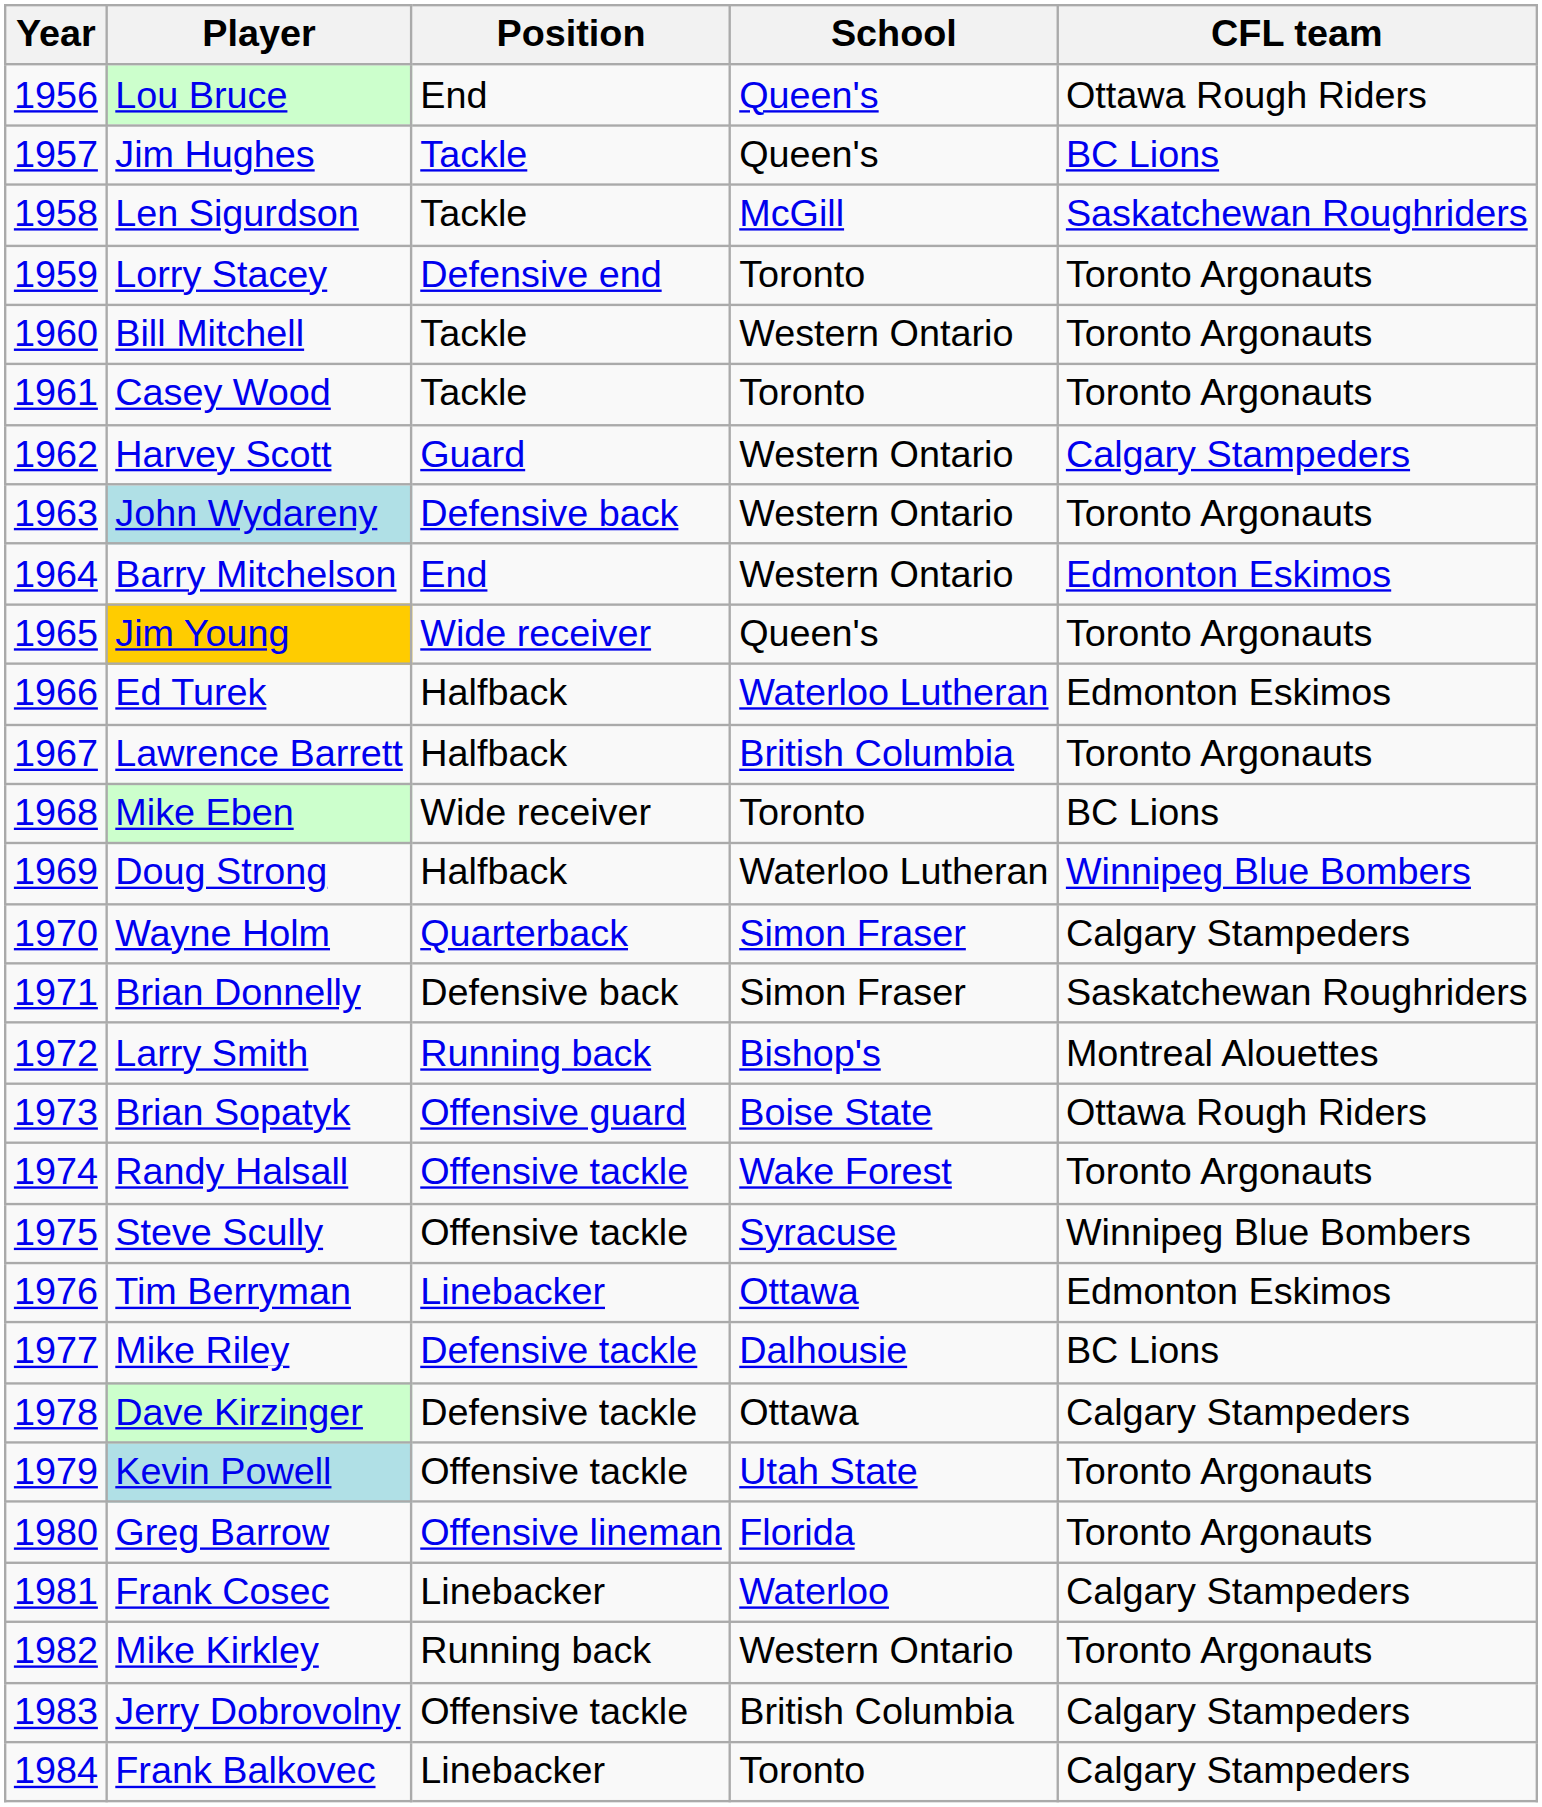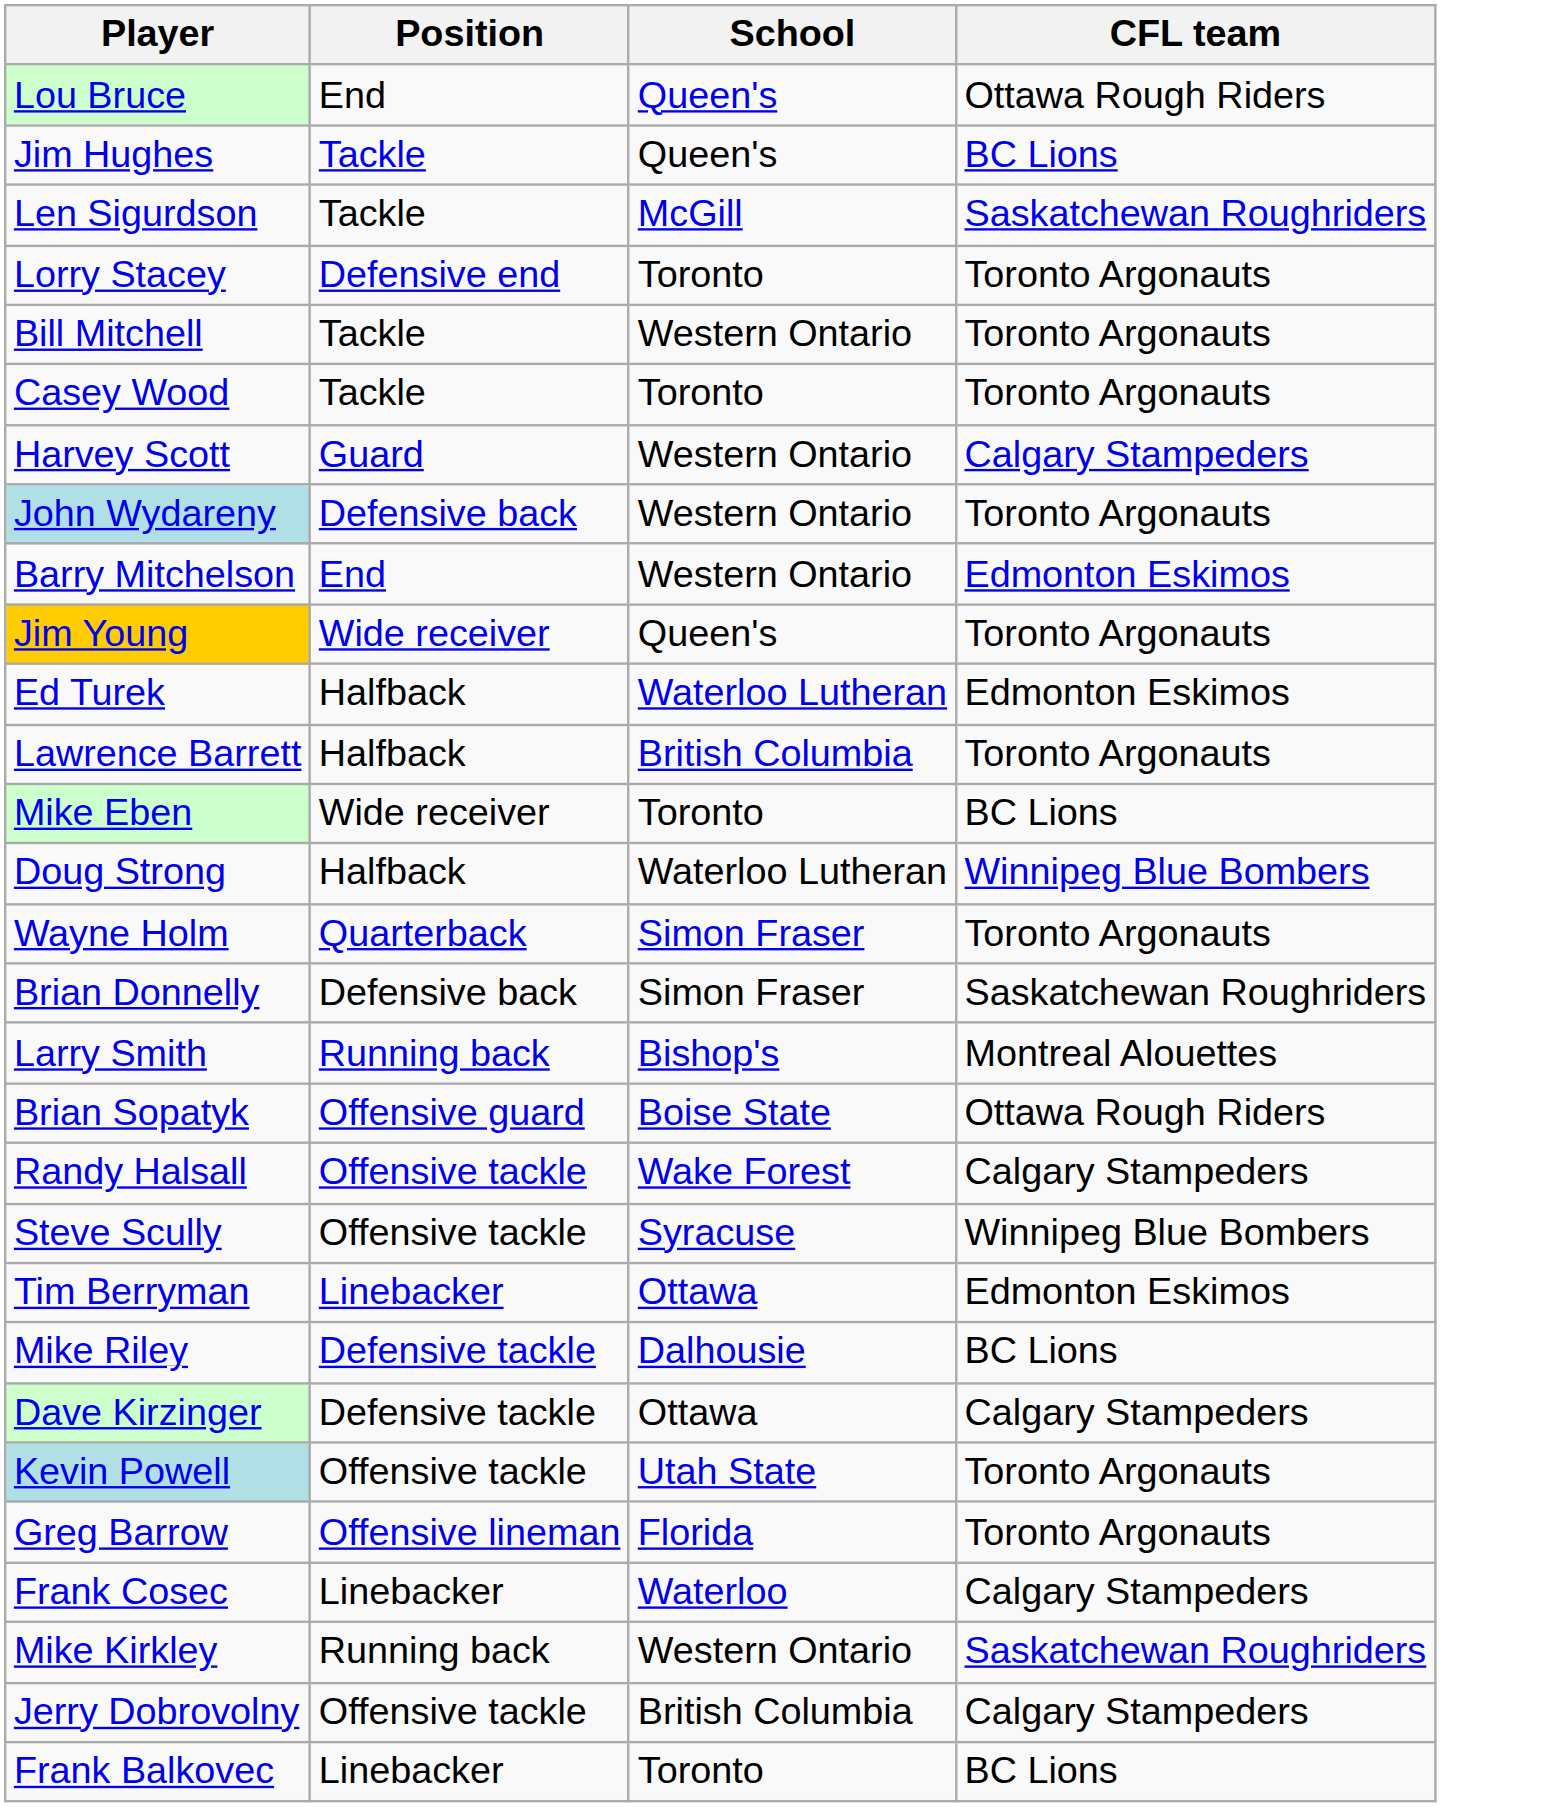- column: (56, 34)
(1238, 932) Calgary Stampeders -> (1118, 932) Toronto Argonauts
(1219, 1172) Toronto Argonauts -> (1137, 1172) Calgary Stampeders
(1219, 1651) Toronto Argonauts -> (1195, 1651) Saskatchewan Roughriders
(1238, 1771) Calgary Stampeders -> (1041, 1771) BC Lions
